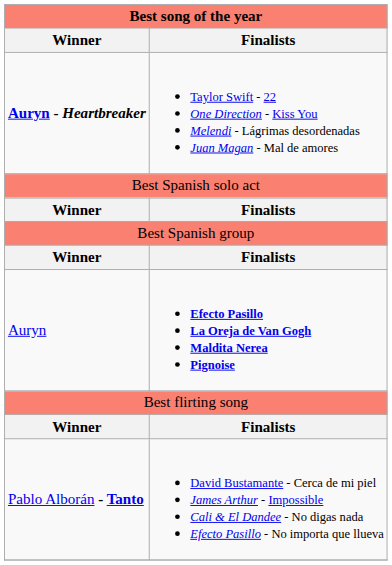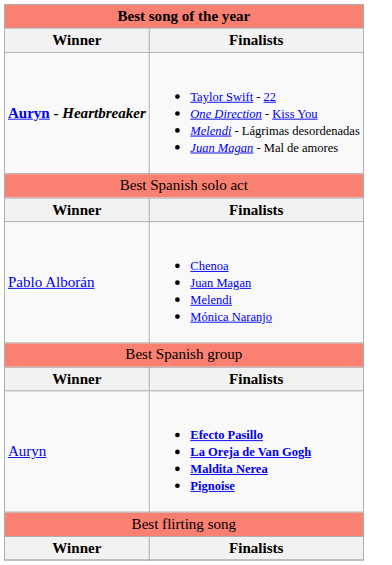+ row: (51, 282)
- row: (76, 499)
